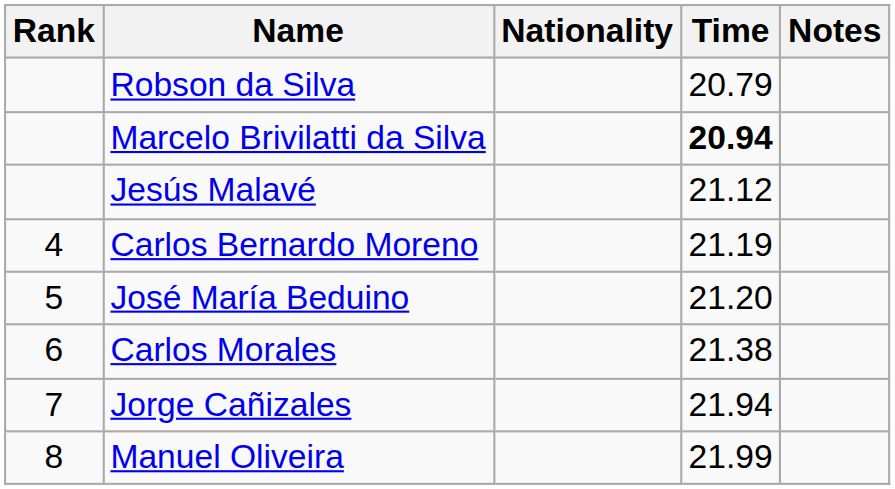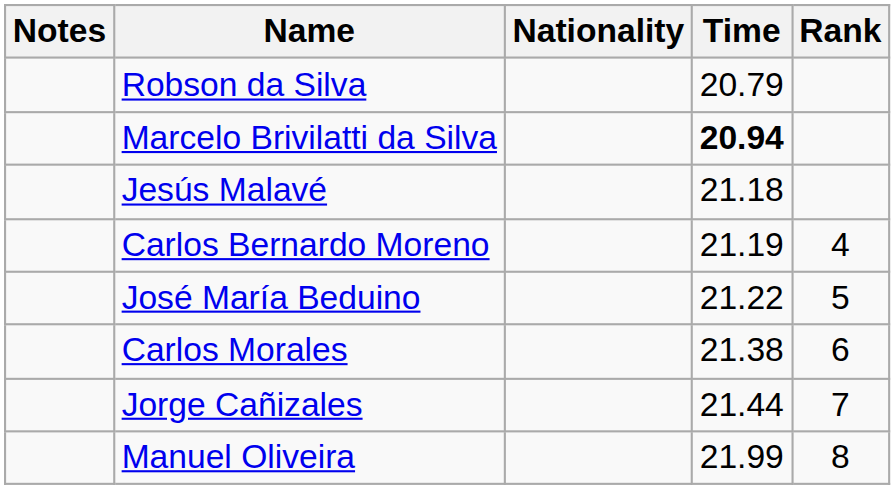columns swapped: (54, 31) <-> (835, 31)
(731, 191) 21.12 -> (742, 191) 21.18
(731, 297) 21.20 -> (742, 297) 21.22
(731, 404) 21.94 -> (742, 404) 21.44
